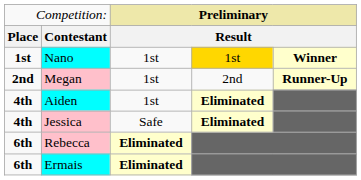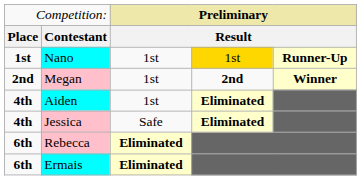(315, 57) Winner -> (315, 57) Runner-Up
(232, 79) normal -> (232, 79) bold
(315, 79) Runner-Up -> (315, 79) Winner
